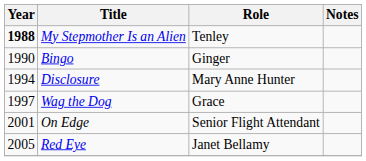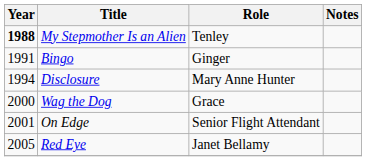(21, 58) 1990 -> (21, 58) 1991
(21, 101) 1997 -> (21, 101) 2000
